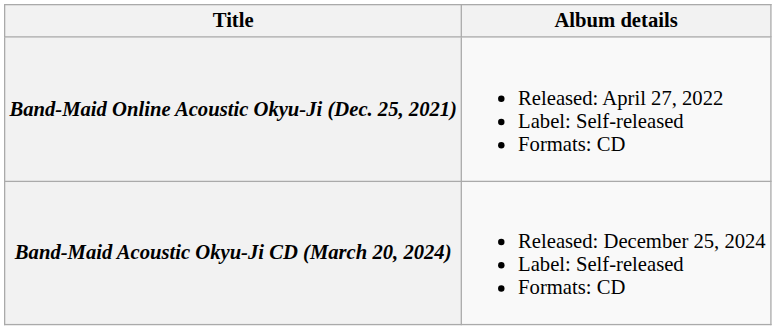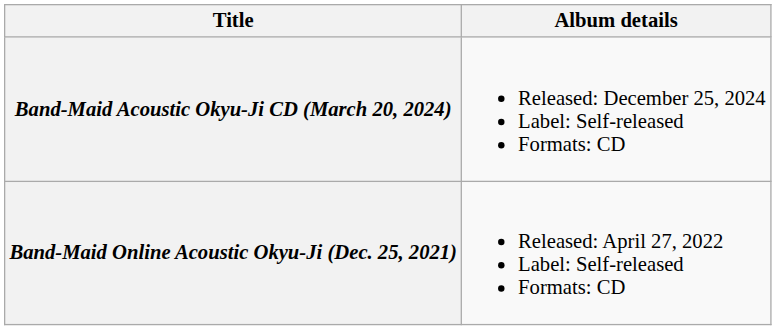rows swapped: (233, 109) <-> (233, 252)
